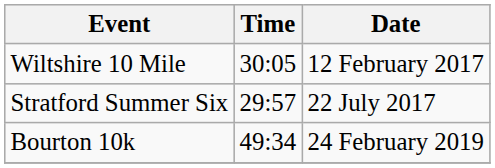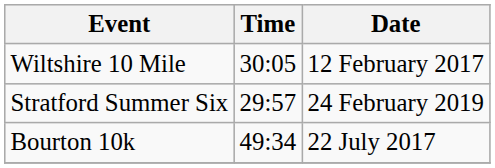(372, 102) 22 July 2017 -> (396, 102) 24 February 2019
(396, 142) 24 February 2019 -> (372, 142) 22 July 2017
